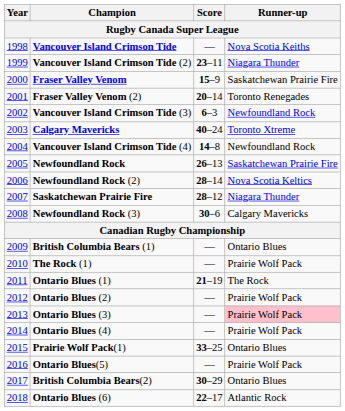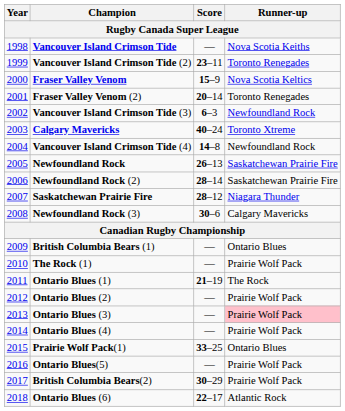(263, 63) Niagara Thunder -> (268, 63) Toronto Renegades
(283, 79) Saskatchewan Prairie Fire -> (270, 79) Nova Scotia Keltics
(270, 180) Nova Scotia Keltics -> (283, 180) Saskatchewan Prairie Fire
(257, 381) Ontario Blues -> (265, 381) Prairie Wolf Pack
